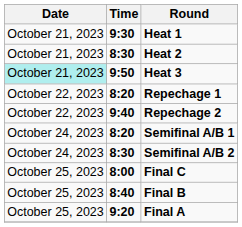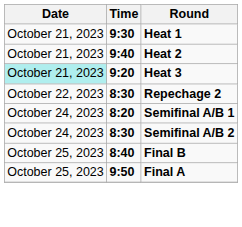(122, 53) 8:30 -> (122, 53) 9:40
(122, 73) 9:50 -> (122, 73) 9:20
- row: (183, 93)
(122, 113) 9:40 -> (122, 93) 8:30
- row: (165, 172)
(122, 212) 9:20 -> (122, 172) 9:50
